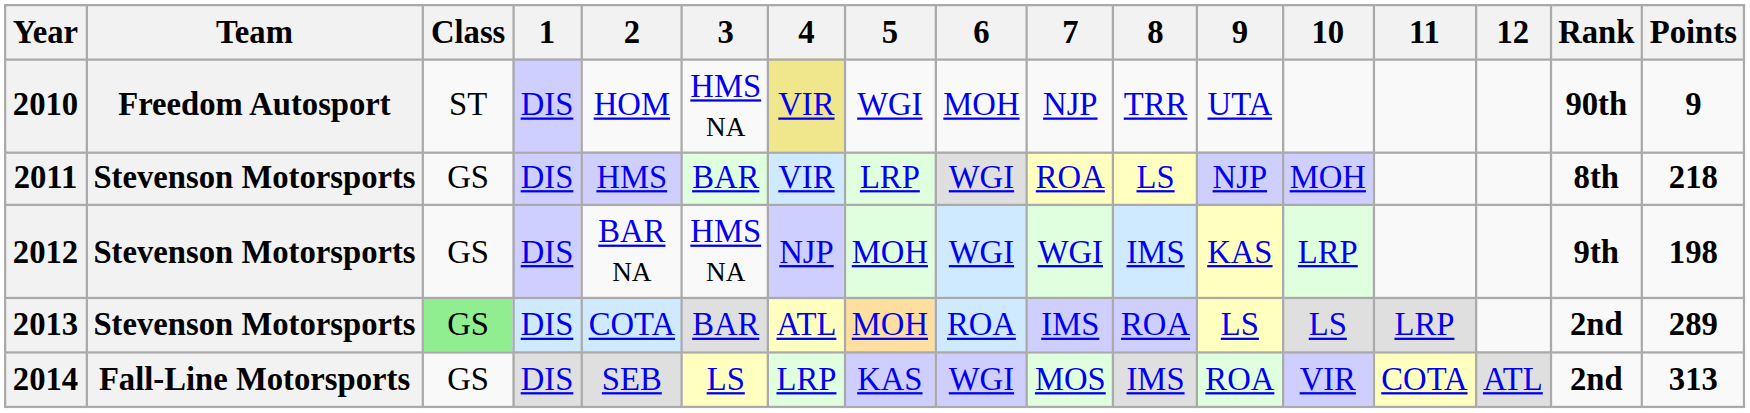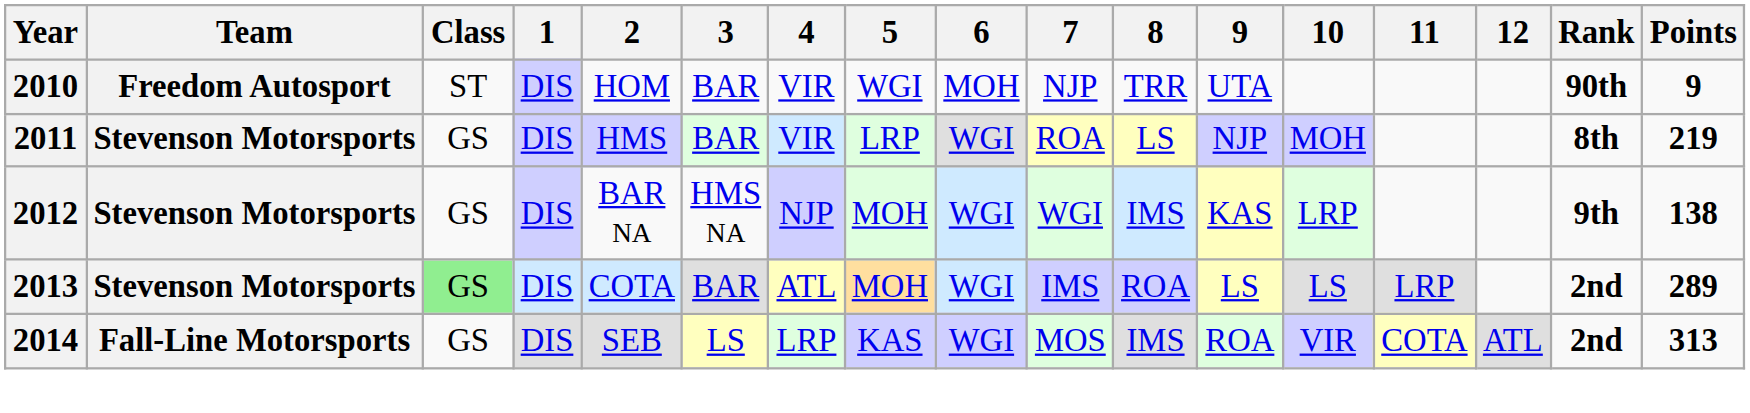(726, 105) HMS NA -> (726, 85) BAR
(806, 105) khaki background -> (806, 85) no background
(1693, 178) 218 -> (1693, 139) 219
(1693, 251) 198 -> (1693, 212) 138
(981, 324) ROA -> (981, 286) WGI
